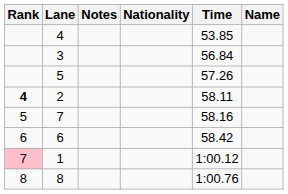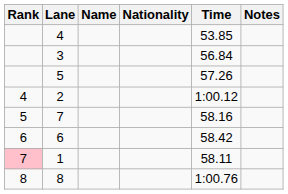columns swapped: (262, 14) <-> (99, 14)
(23, 96) bold -> (23, 96) normal
(217, 96) 58.11 -> (216, 96) 1:00.12
(217, 158) 1:00.12 -> (216, 158) 58.11
